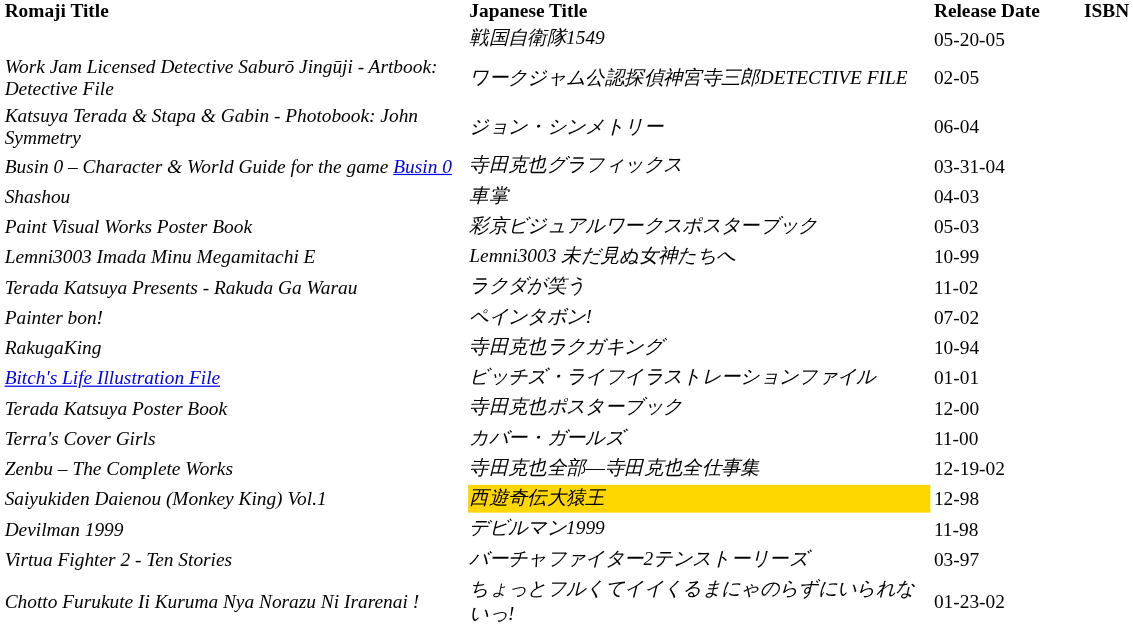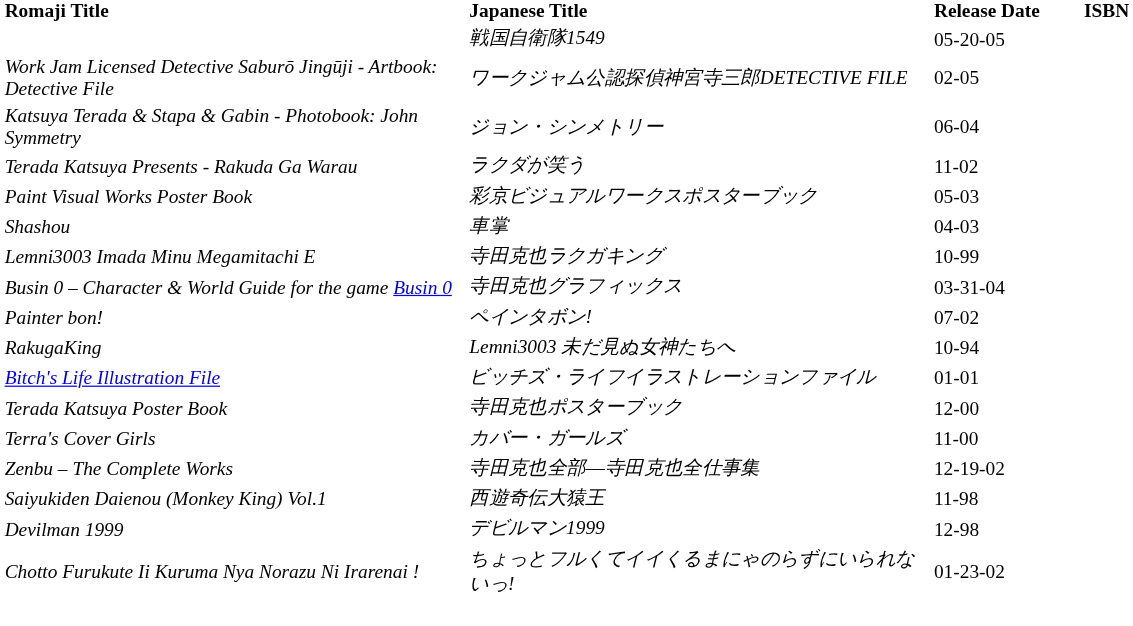rows swapped: (228, 165) <-> (181, 286)
rows swapped: (128, 226) <-> (37, 196)
(602, 256) Lemni3003 未だ見ぬ女神たちへ -> (566, 256) 寺田克也ラクガキング
(566, 346) 寺田克也ラクガキング -> (602, 346) Lemni3003 未だ見ぬ女神たちへ
(537, 498) gold background -> (537, 498) no background
(956, 498) 12-98 -> (956, 498) 11-98
(956, 528) 11-98 -> (956, 528) 12-98
- row: (118, 559)
